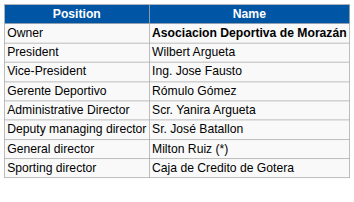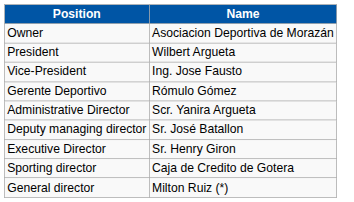(249, 33) bold -> (243, 33) normal
+ row: (57, 149)
rows swapped: (52, 168) <-> (51, 149)
